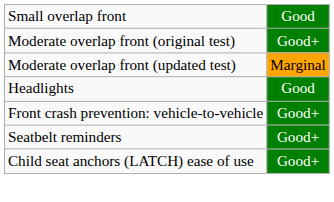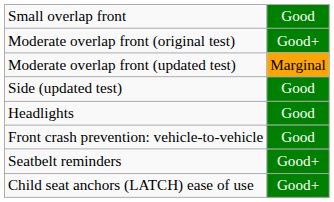+ row: (65, 88)
(298, 112) Good+ -> (298, 137) Good
